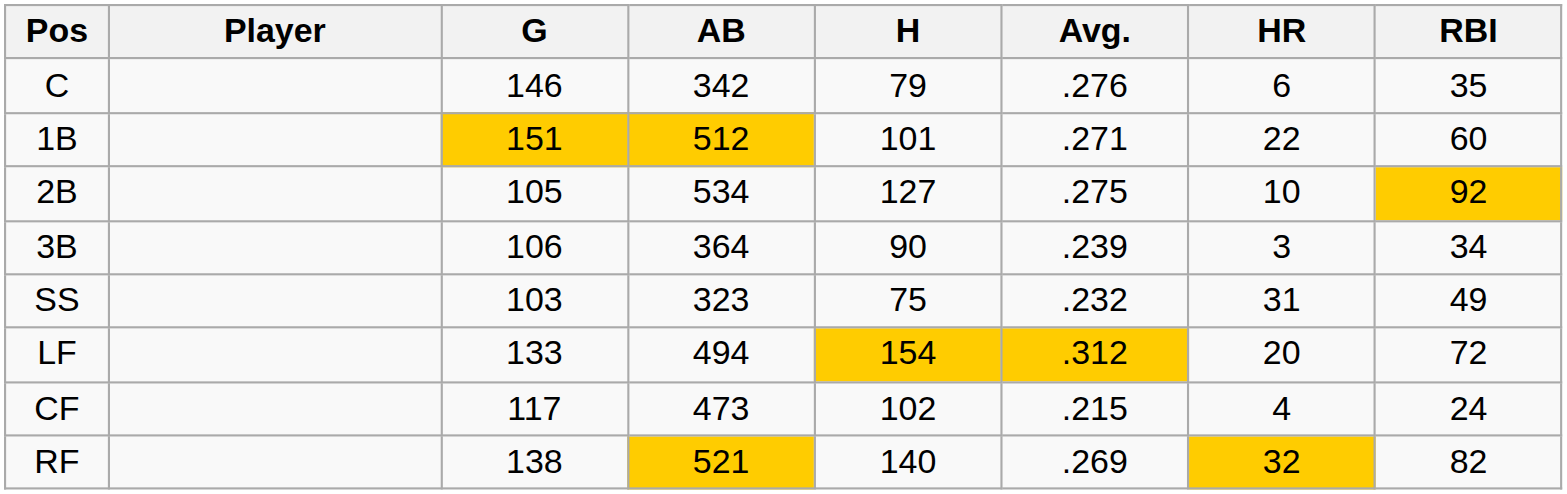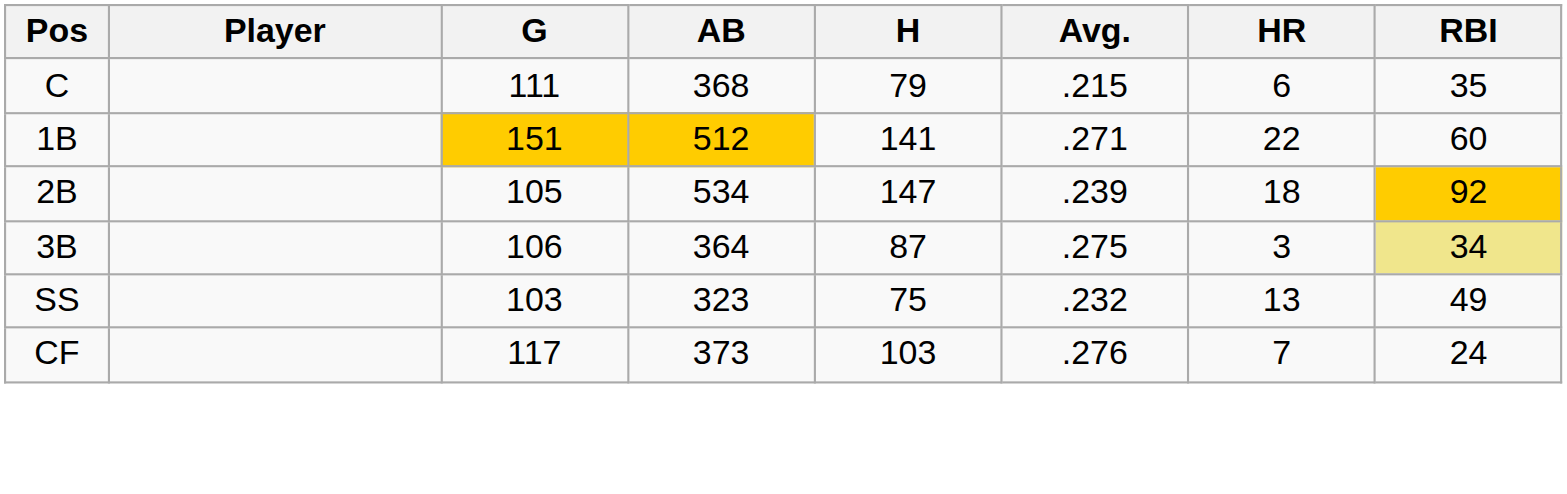(534, 85) 146 -> (534, 85) 111
(721, 85) 342 -> (721, 85) 368
(1095, 85) .276 -> (1095, 85) .215
(908, 138) 101 -> (908, 138) 141
(908, 192) 127 -> (908, 192) 147
(1095, 192) .275 -> (1095, 192) .239
(1282, 192) 10 -> (1282, 192) 18
(908, 246) 90 -> (908, 246) 87
(1095, 246) .239 -> (1095, 246) .275
(1469, 246) no background -> (1469, 246) khaki background
(1282, 300) 31 -> (1282, 300) 13
- row: (57, 354)
(721, 407) 473 -> (721, 354) 373
(908, 407) 102 -> (908, 354) 103
(1095, 407) .215 -> (1095, 354) .276
(1282, 407) 4 -> (1282, 354) 7
- row: (57, 461)
